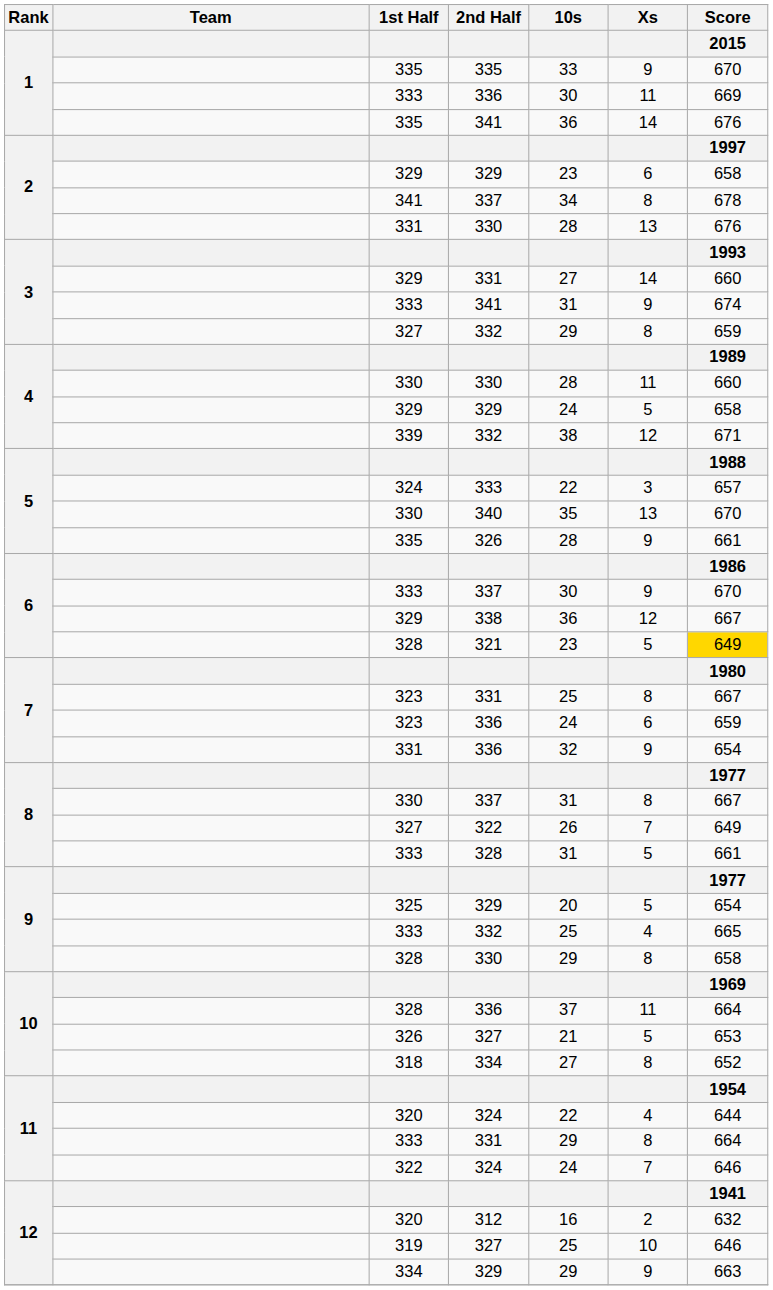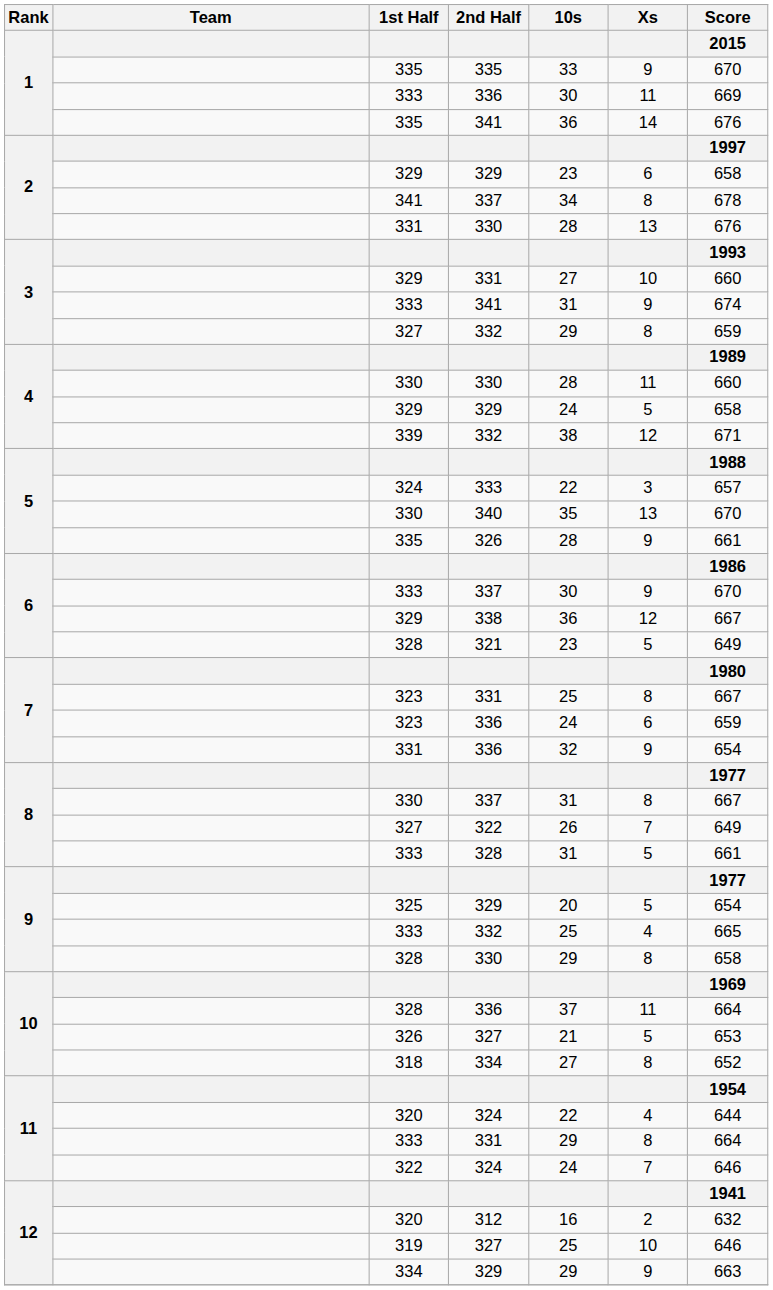(648, 278) 14 -> (648, 278) 10
(728, 644) gold background -> (728, 644) no background
